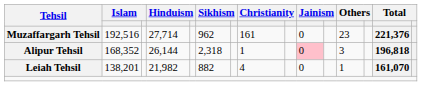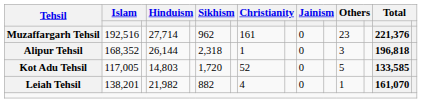(301, 51) pink background -> (301, 51) no background
+ row: (53, 67)
